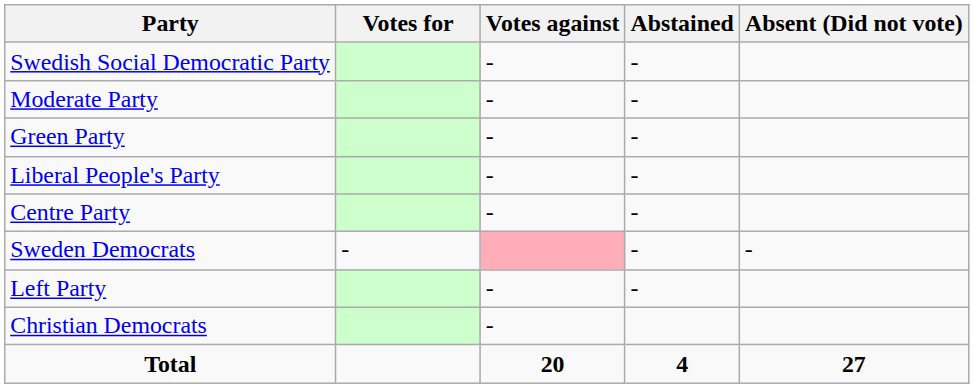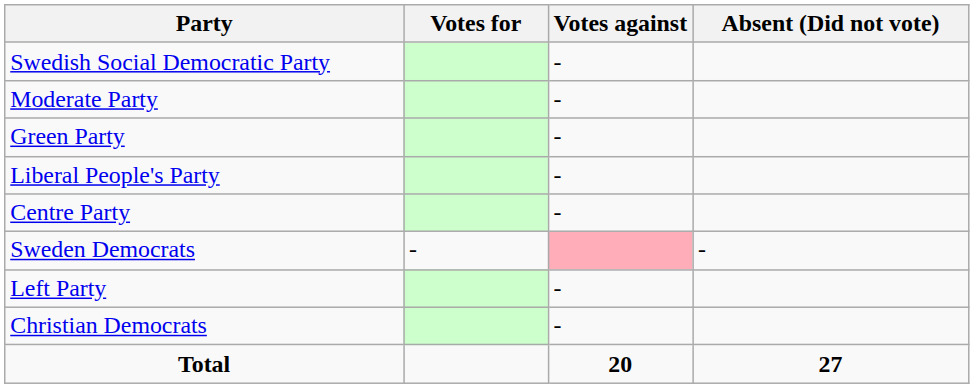- column: (682, 23)
